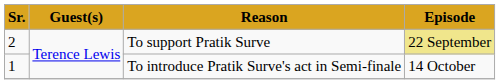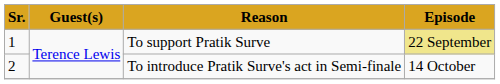(12, 41) 2 -> (12, 41) 1
(12, 66) 1 -> (12, 66) 2
